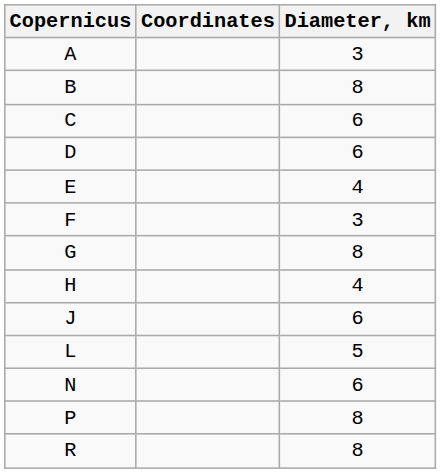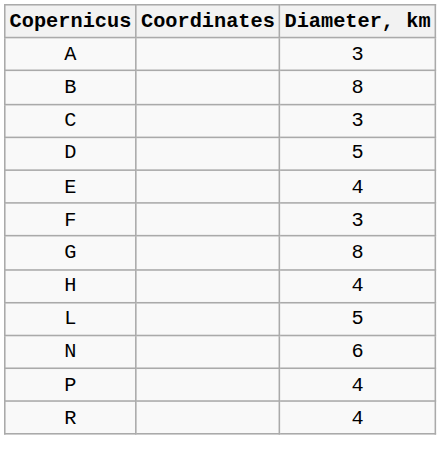(358, 120) 6 -> (358, 120) 3
(358, 154) 6 -> (358, 154) 5
- row: (70, 319)
(358, 418) 8 -> (358, 385) 4
(358, 451) 8 -> (358, 418) 4
